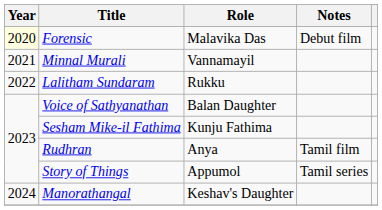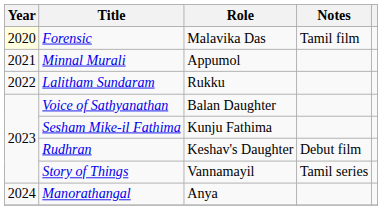(331, 37) Debut film -> (330, 37) Tamil film
(221, 60) Vannamayil -> (214, 60) Appumol
(202, 149) Anya -> (240, 149) Keshav's Daughter
(330, 149) Tamil film -> (331, 149) Debut film
(214, 171) Appumol -> (221, 171) Vannamayil
(240, 194) Keshav's Daughter -> (202, 194) Anya
